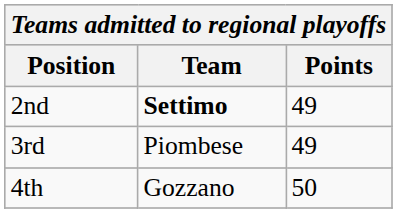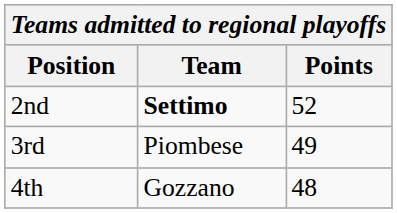(304, 106) 49 -> (304, 106) 52
(304, 187) 50 -> (304, 187) 48
